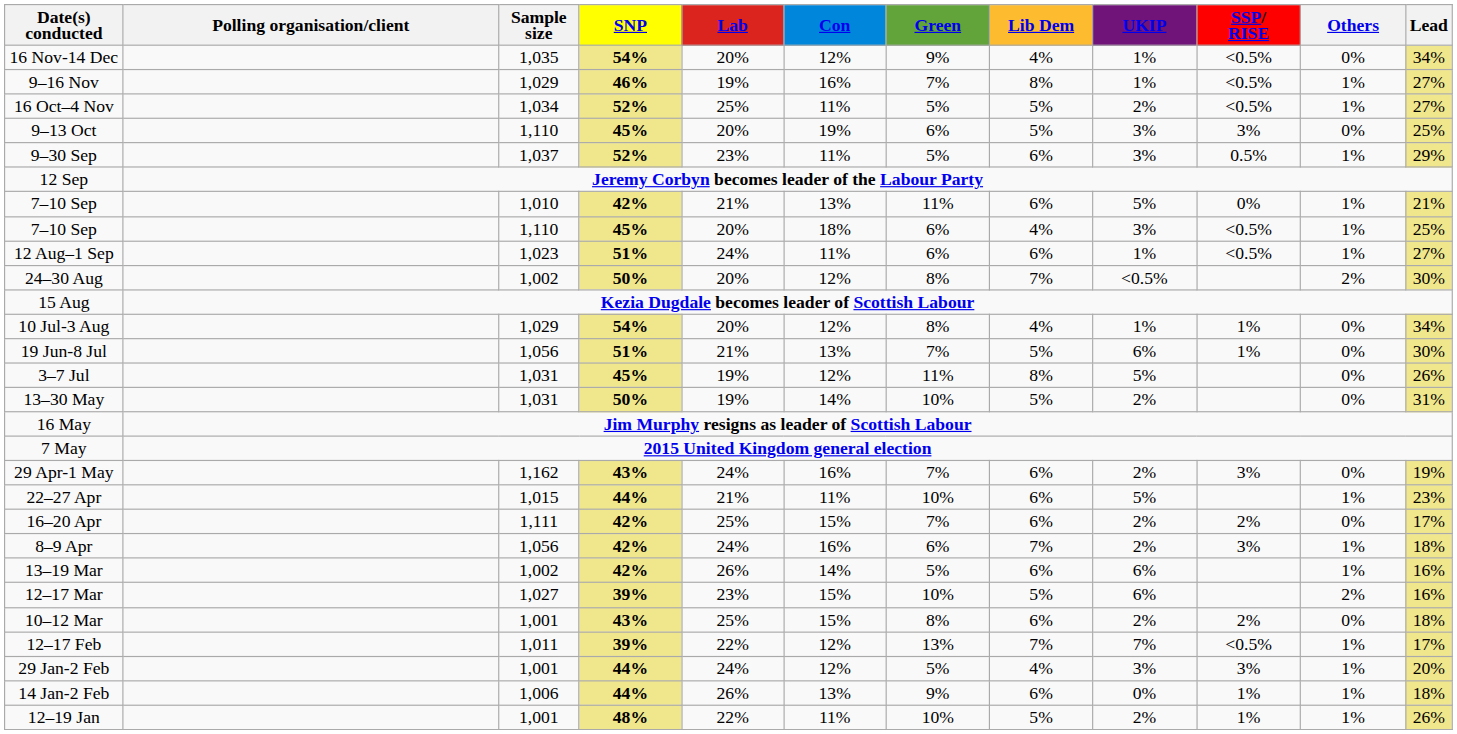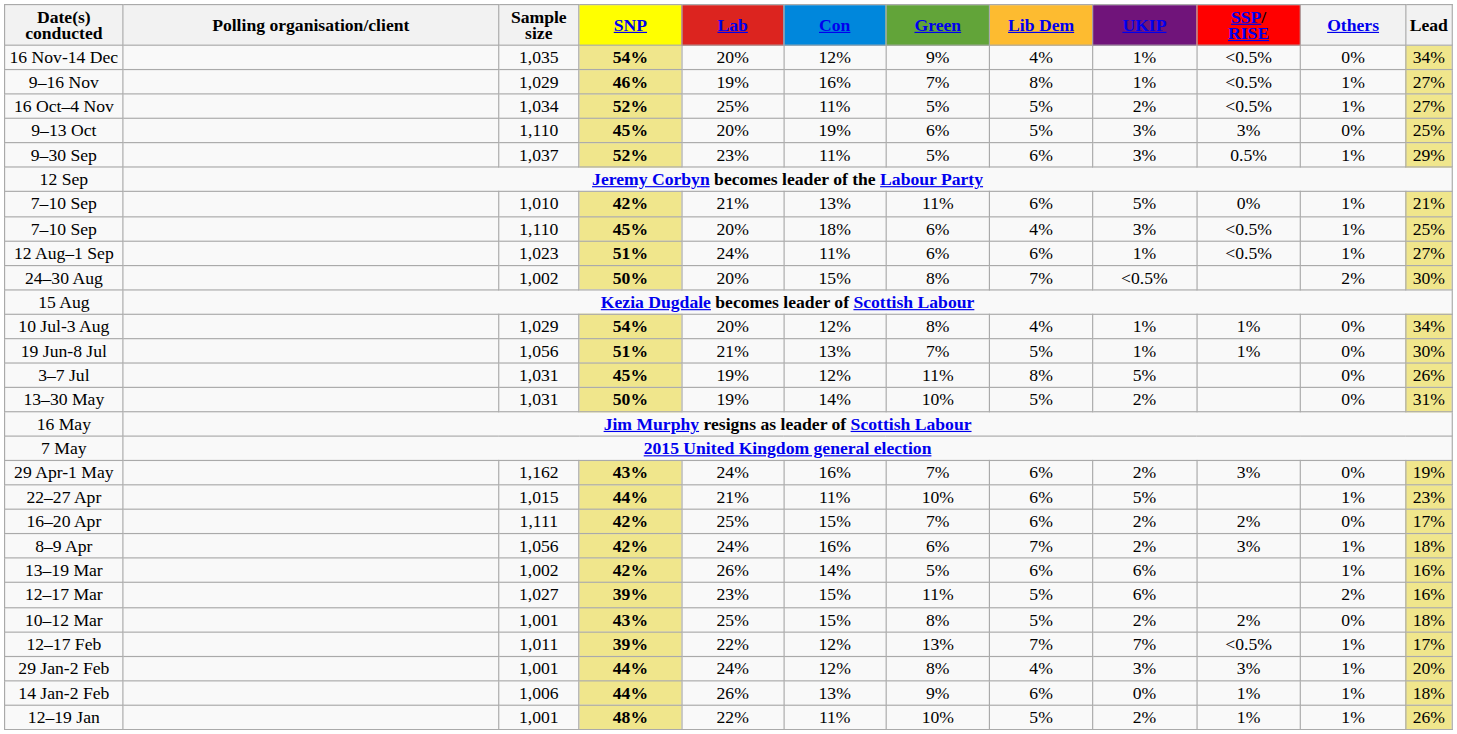(835, 277) 12% -> (835, 277) 15%
(1144, 350) 6% -> (1144, 350) 1%
(938, 595) 10% -> (938, 595) 11%
(1041, 619) 6% -> (1041, 619) 5%
(938, 668) 5% -> (938, 668) 8%
